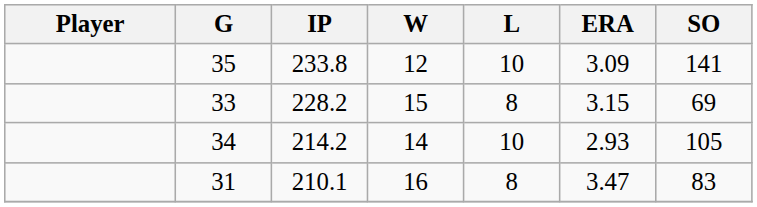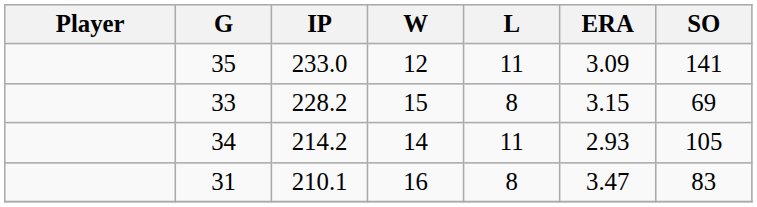(320, 63) 233.8 -> (320, 63) 233.0
(512, 63) 10 -> (512, 63) 11
(512, 142) 10 -> (512, 142) 11
